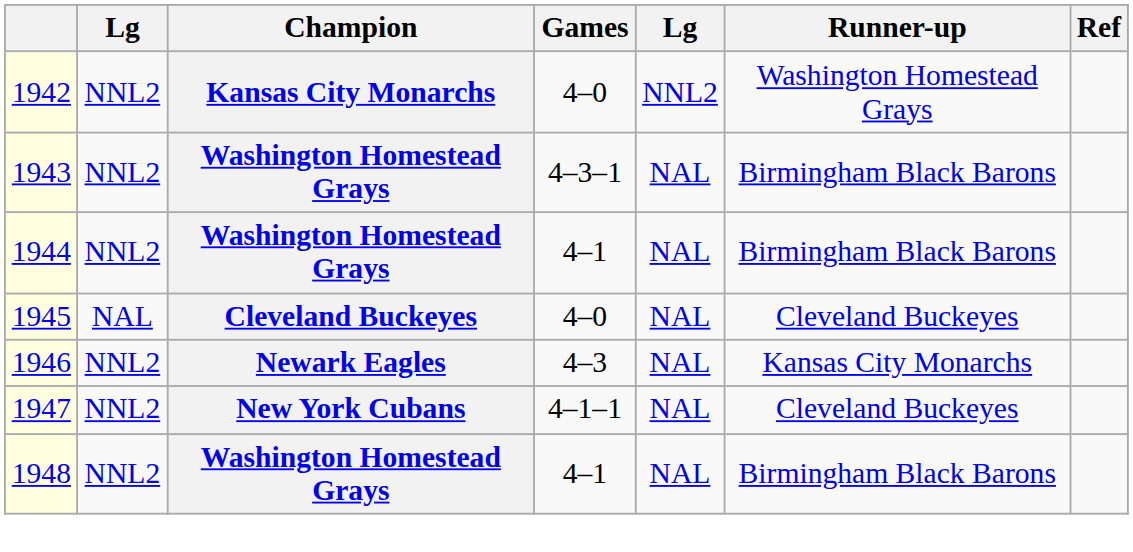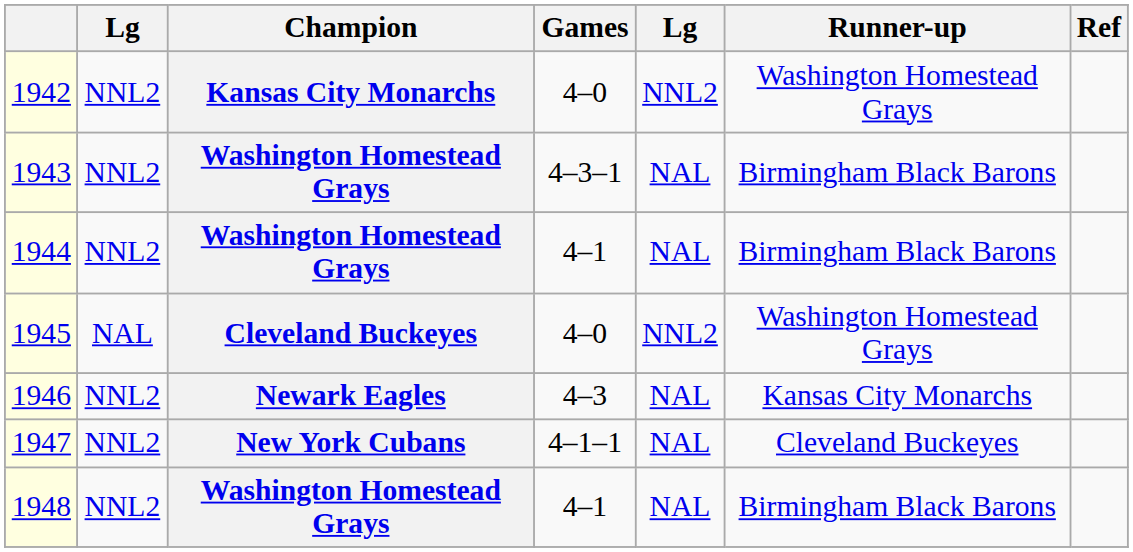(680, 315) NAL -> (680, 332) NNL2
(897, 315) Cleveland Buckeyes -> (897, 332) Washington Homestead Grays
